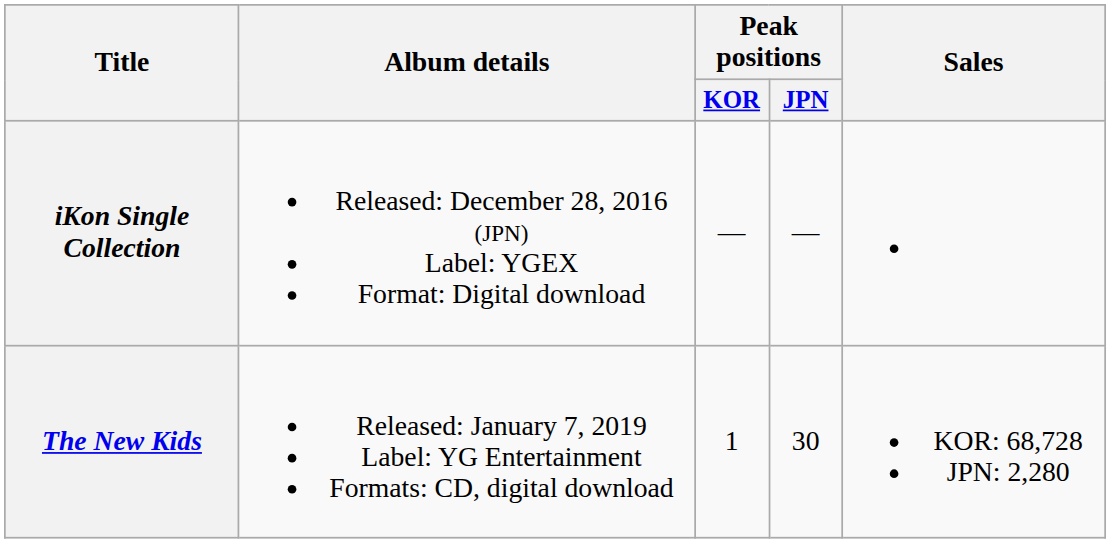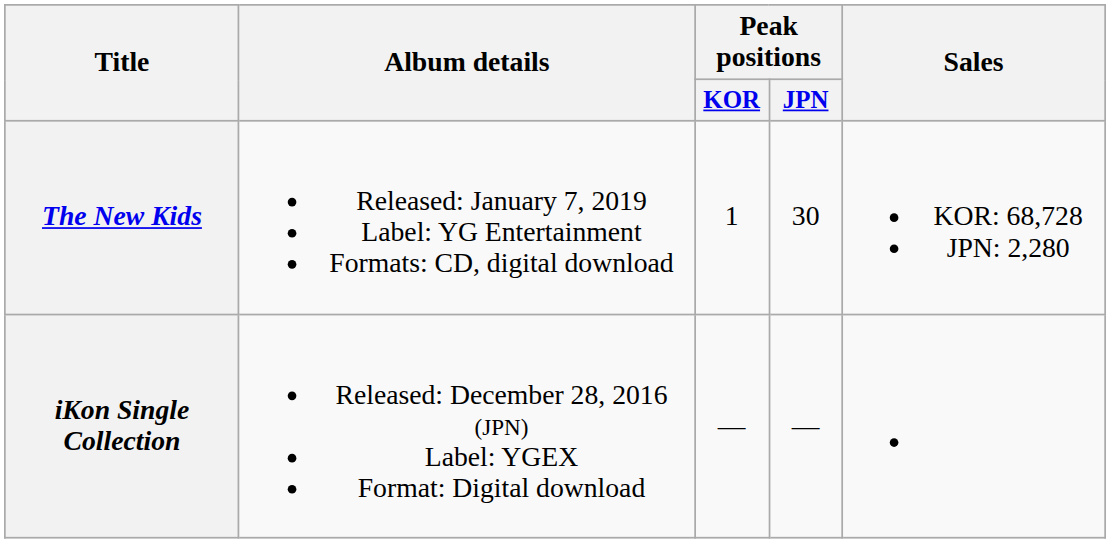rows swapped: (122, 232) <-> (122, 440)
